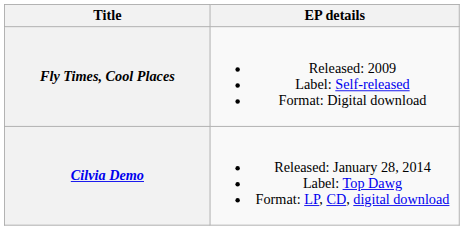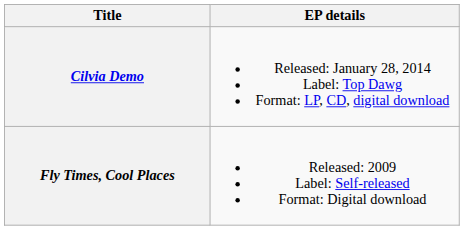rows swapped: (107, 76) <-> (107, 175)
